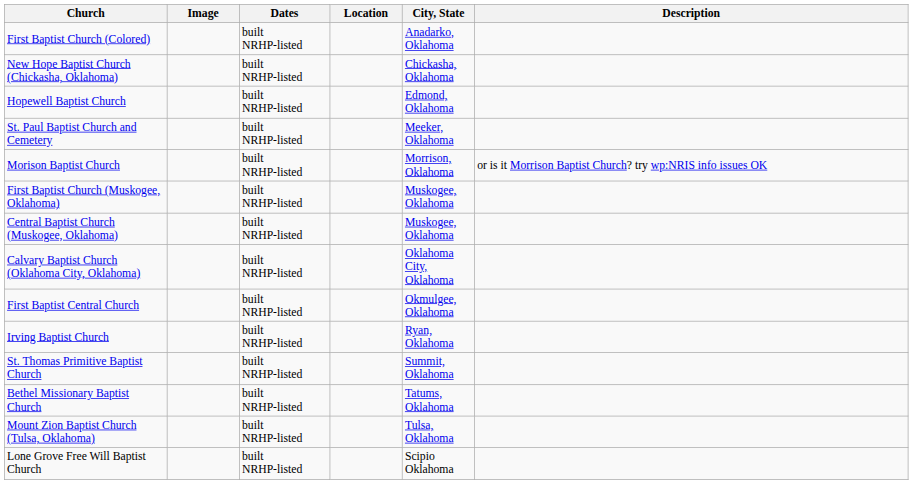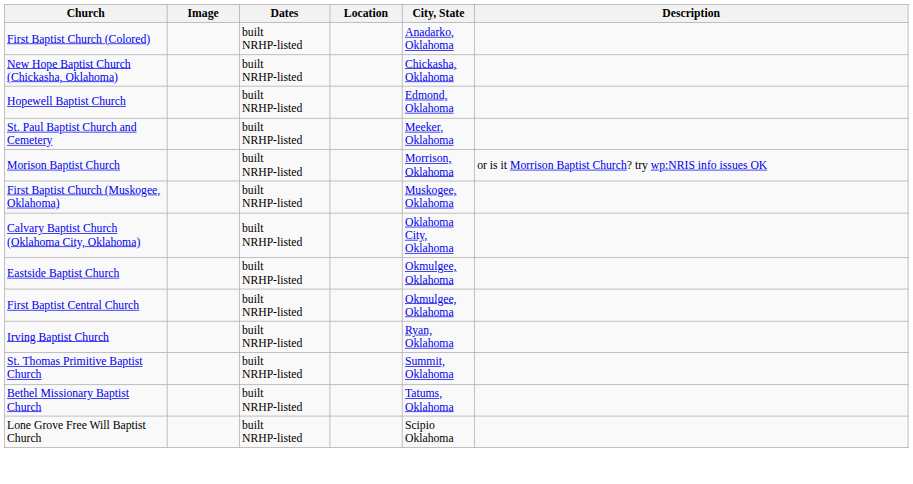- row: (63, 228)
+ row: (63, 273)
- row: (72, 431)
